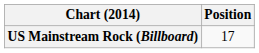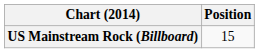(228, 36) 17 -> (228, 36) 15
